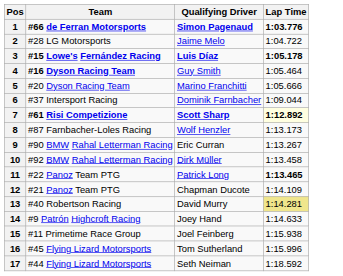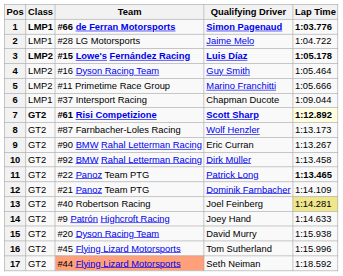+ column: (41, 12)
(82, 71) bold -> (108, 71) normal
(79, 86) #20 Dyson Racing Team -> (114, 86) #11 Primetime Race Group
(219, 101) Dominik Farnbacher -> (243, 101) Chapman Ducote
(213, 190) Chapman Ducote -> (248, 190) Dominik Farnbacher
(202, 204) David Murry -> (235, 204) Joel Feinberg
(84, 234) #11 Primetime Race Group -> (108, 234) #20 Dyson Racing Team
(205, 234) Joel Feinberg -> (232, 234) David Murry
(90, 263) no background -> (119, 263) lightsalmon background
